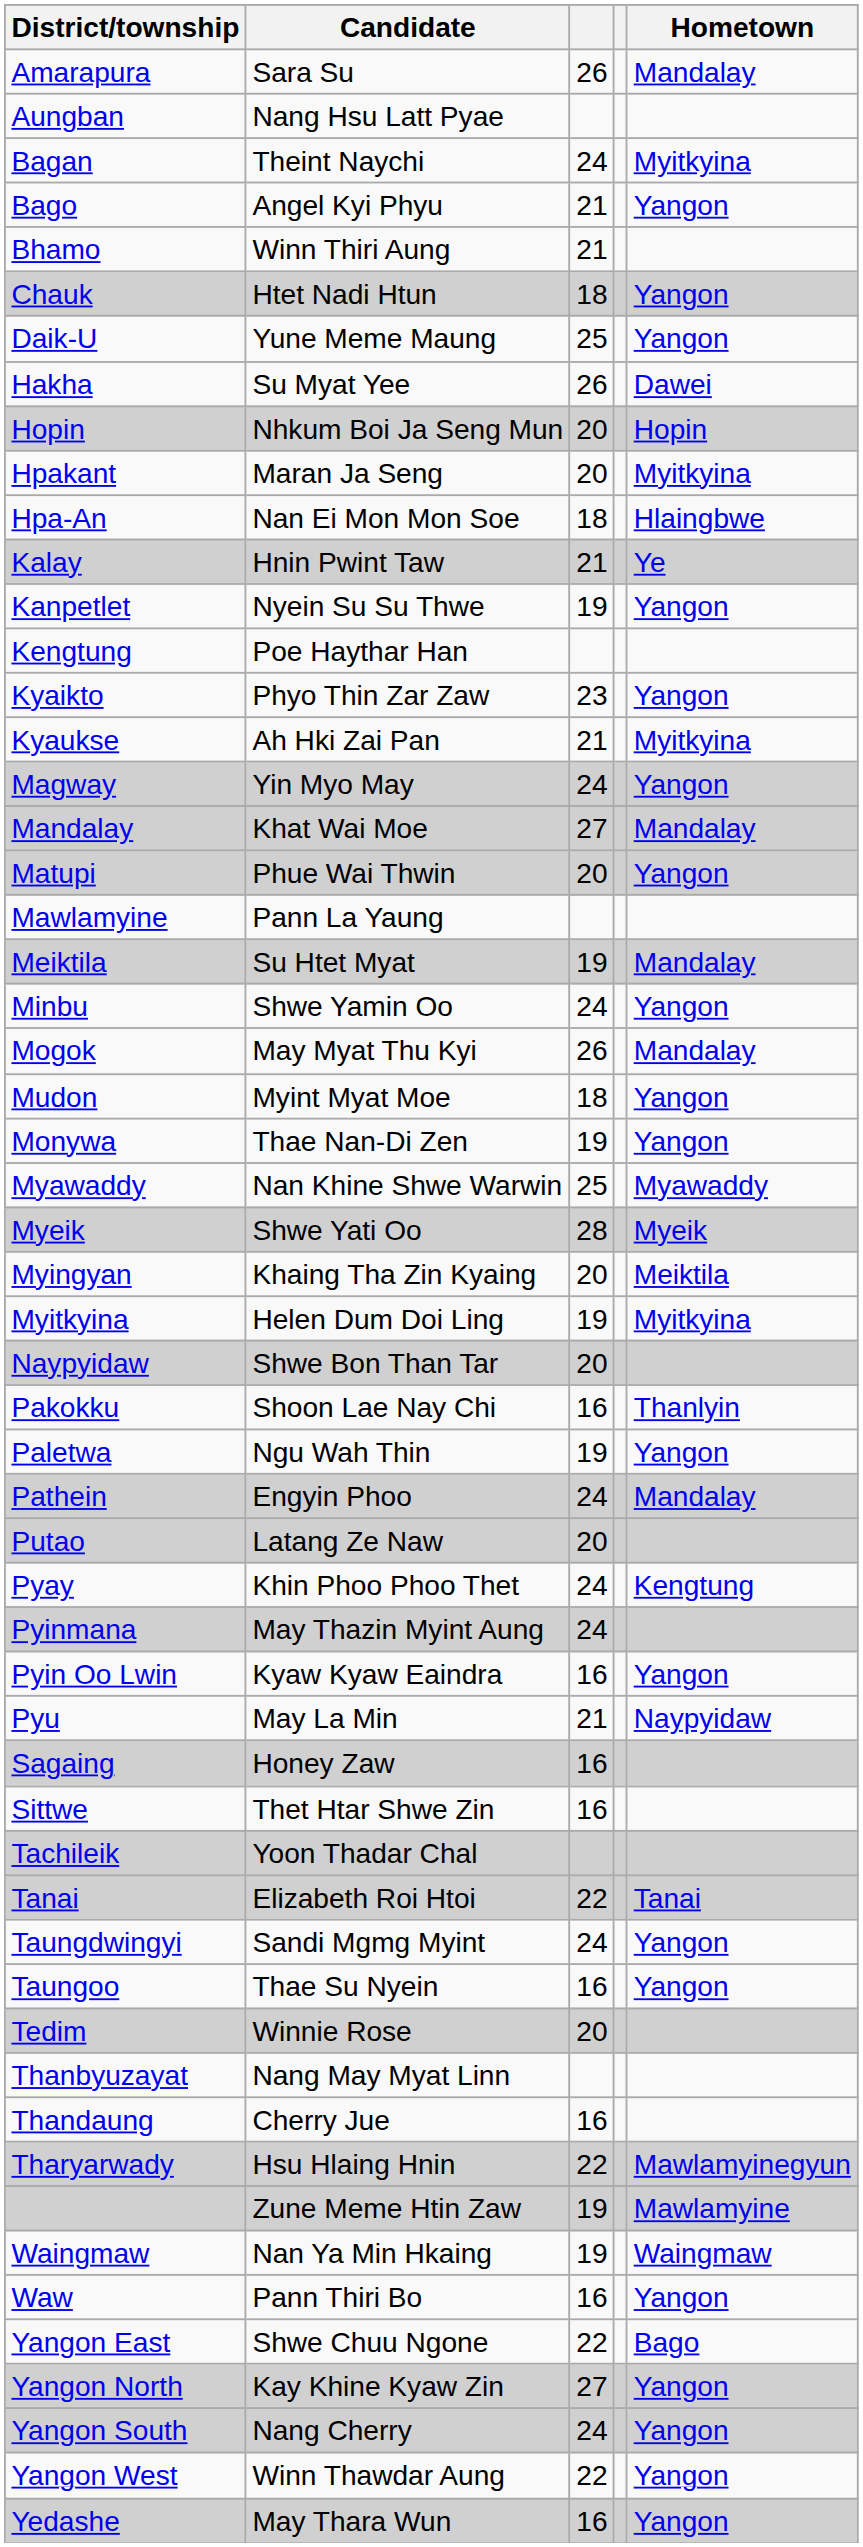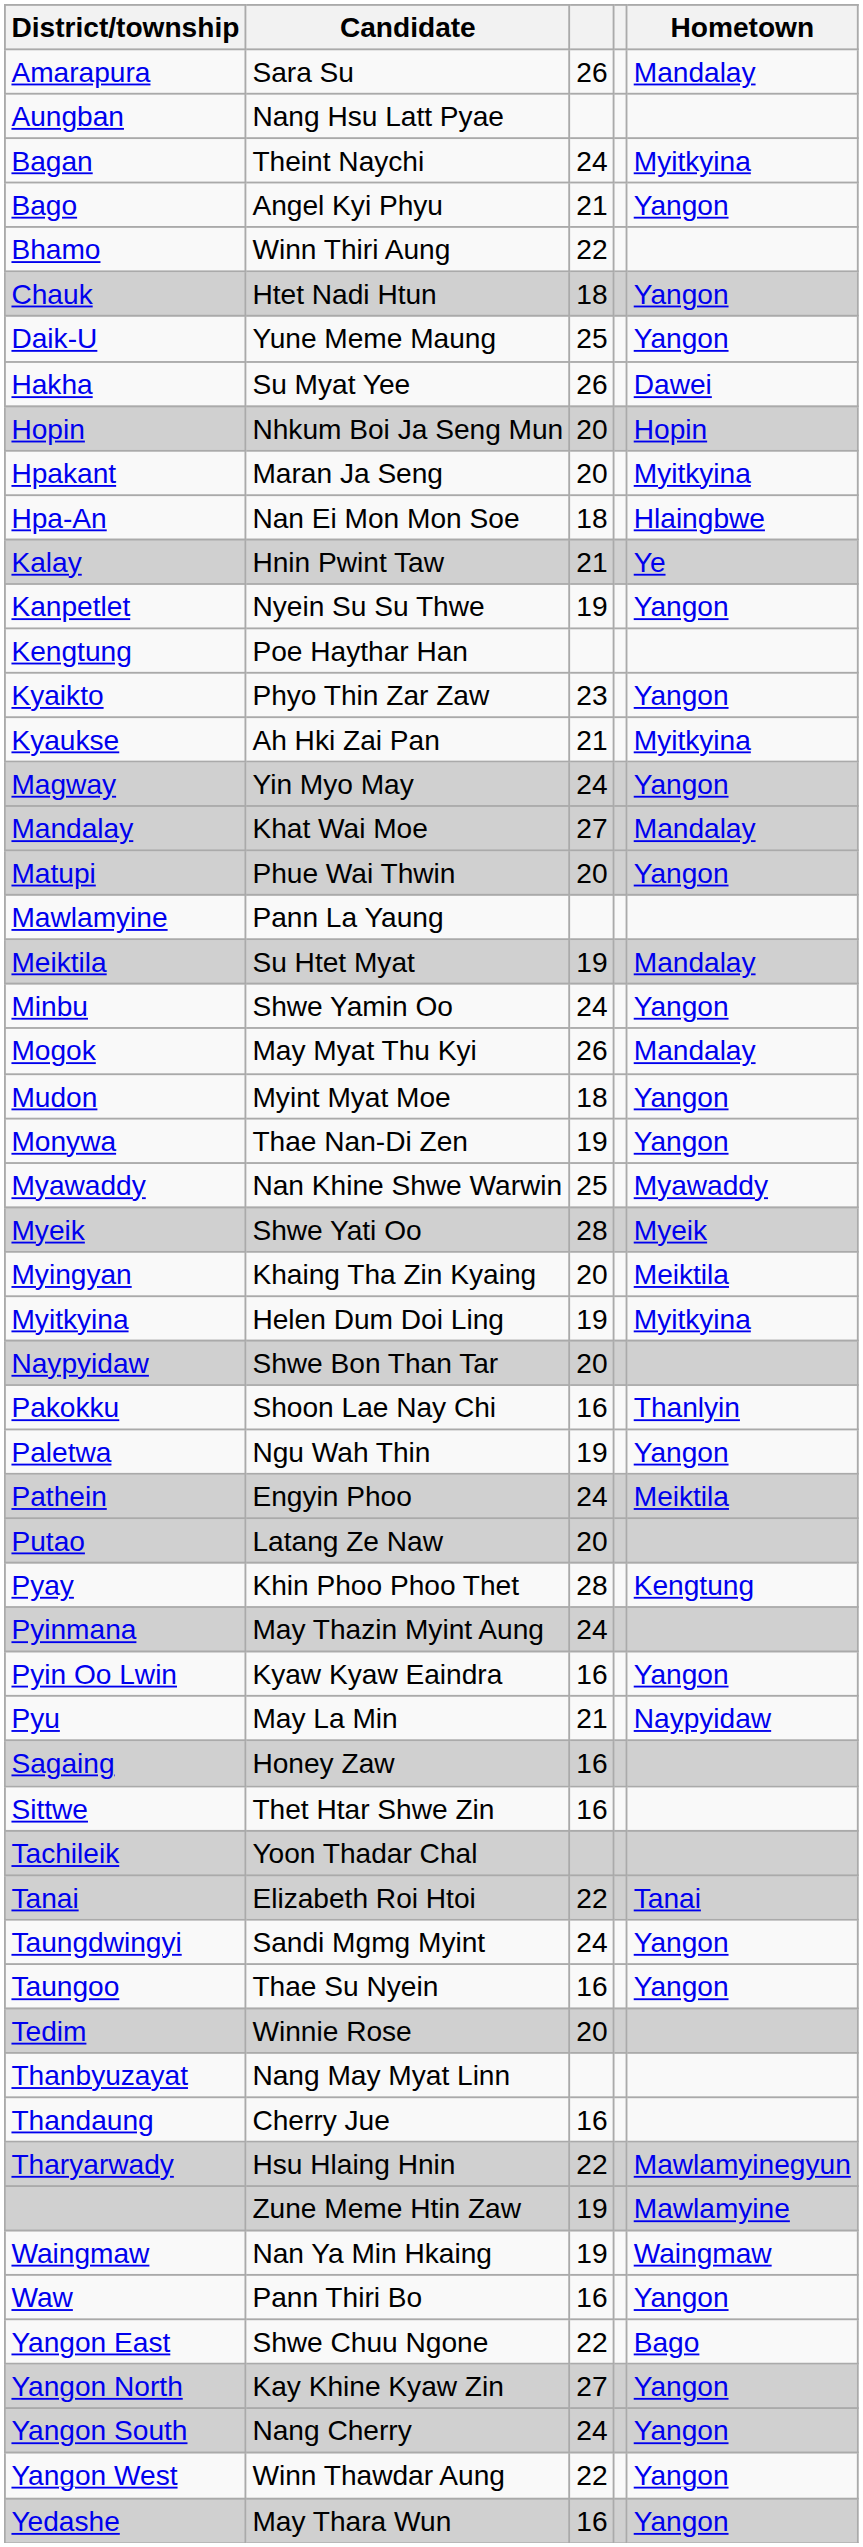(592, 250) 21 -> (592, 250) 22
(695, 1496) Mandalay -> (681, 1496) Meiktila
(592, 1585) 24 -> (592, 1585) 28
